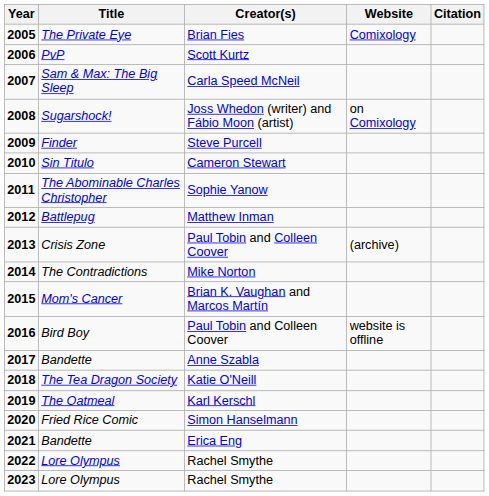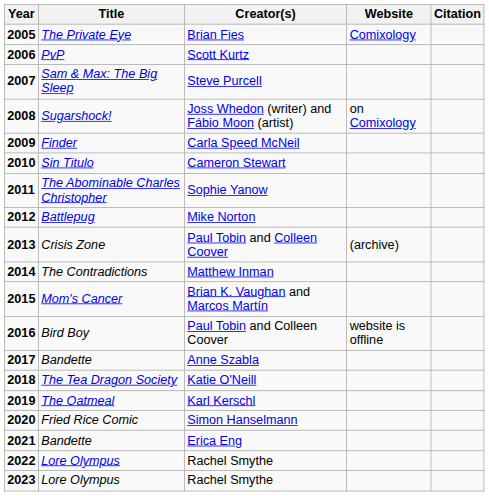(243, 81) Carla Speed McNeil -> (225, 81) Steve Purcell
(225, 143) Steve Purcell -> (243, 143) Carla Speed McNeil
(230, 217) Matthew Inman -> (221, 217) Mike Norton
(221, 271) Mike Norton -> (230, 271) Matthew Inman
